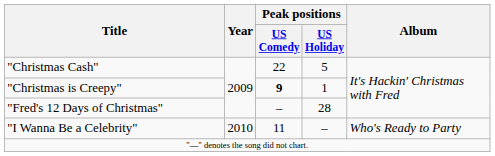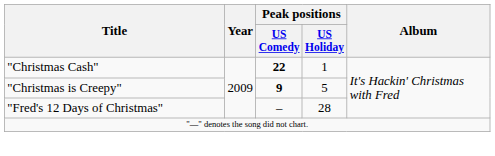(279, 67) normal -> (279, 67) bold
(324, 67) 5 -> (324, 67) 1
(324, 87) 1 -> (324, 87) 5
- row: (72, 128)
